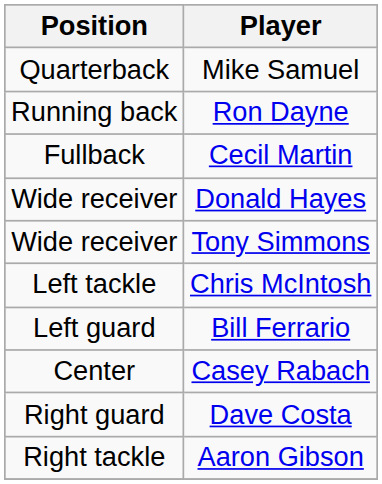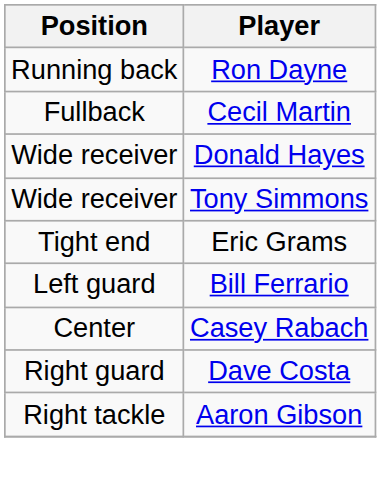- row: (281, 69)
+ row: (279, 241)
- row: (281, 284)
